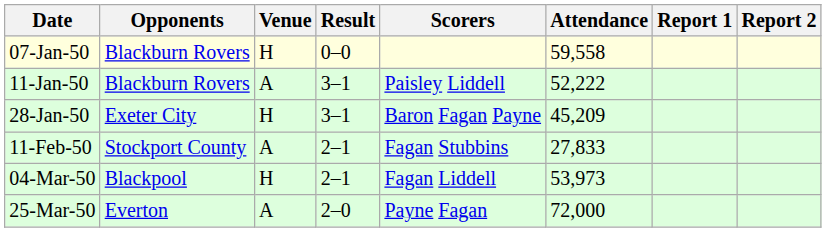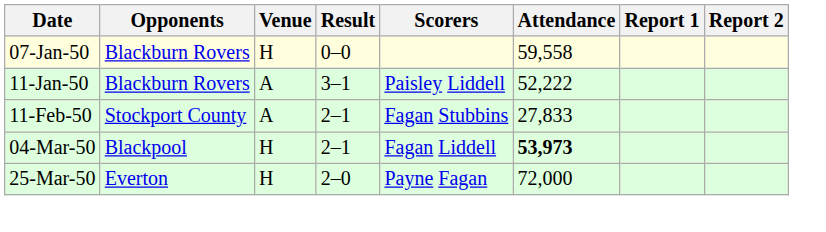- row: (49, 115)
(578, 178) normal -> (545, 147) bold
(266, 210) A -> (266, 178) H
